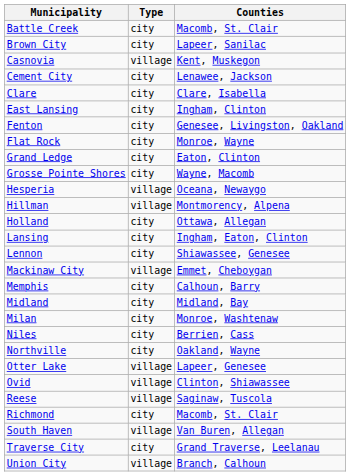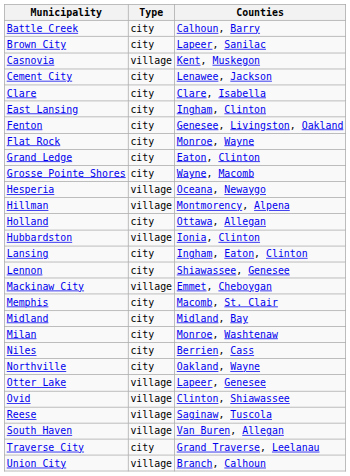(227, 29) Macomb, St. Clair -> (218, 29) Calhoun, Barry
+ row: (39, 238)
(218, 286) Calhoun, Barry -> (227, 302) Macomb, St. Clair
- row: (31, 415)
